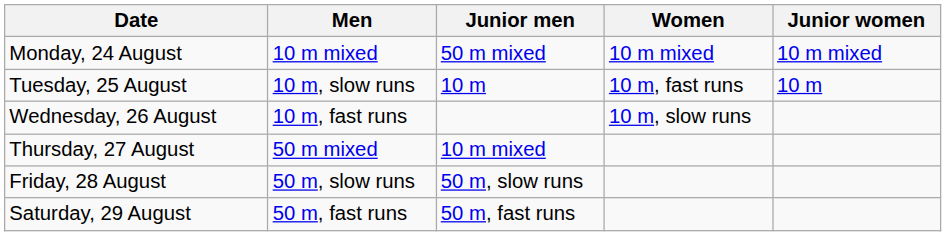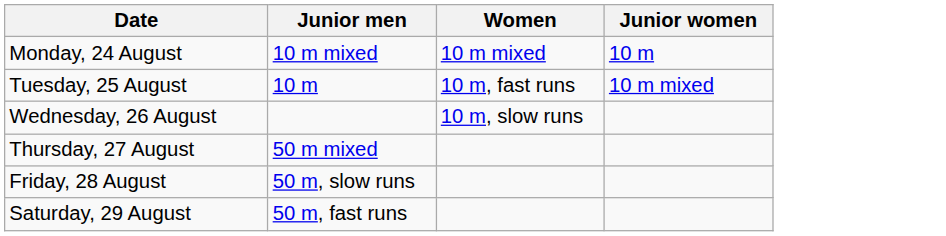- column: (352, 20)
(493, 52) 50 m mixed -> (325, 52) 10 m mixed
(830, 52) 10 m mixed -> (632, 52) 10 m
(800, 85) 10 m -> (661, 85) 10 m mixed
(493, 149) 10 m mixed -> (325, 149) 50 m mixed
